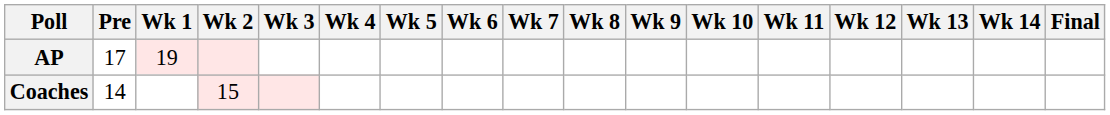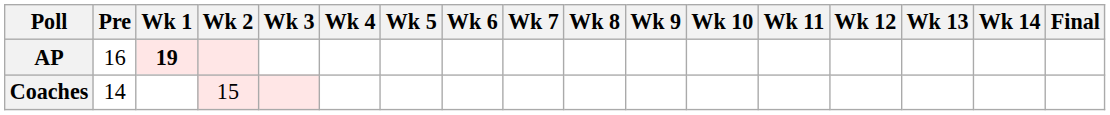(115, 57) 17 -> (115, 57) 16
(167, 57) normal -> (167, 57) bold
